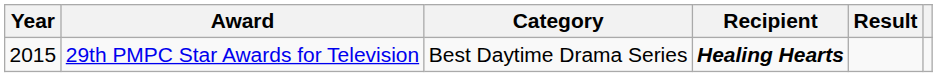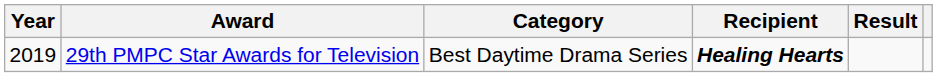(33, 54) 2015 -> (33, 54) 2019
